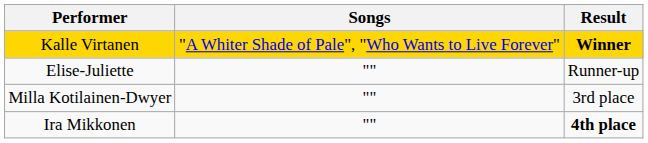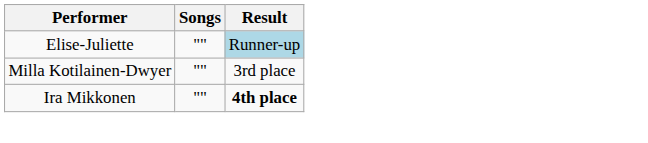- row: (90, 44)
(603, 71) no background -> (265, 44) lightblue background
